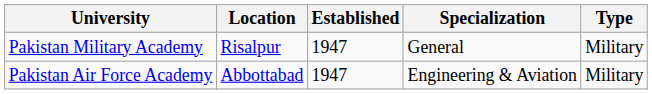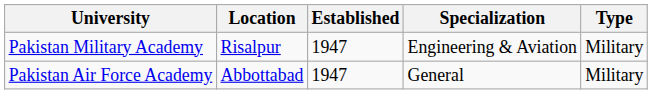(436, 46) General -> (492, 46) Engineering & Aviation
(492, 74) Engineering & Aviation -> (436, 74) General
